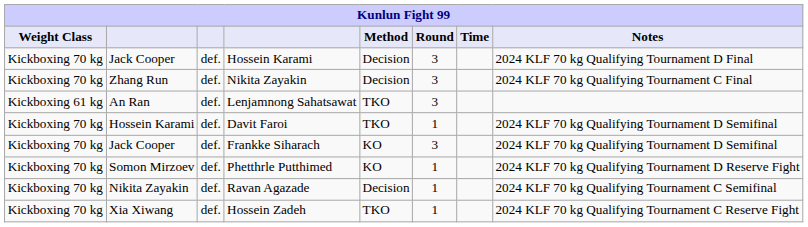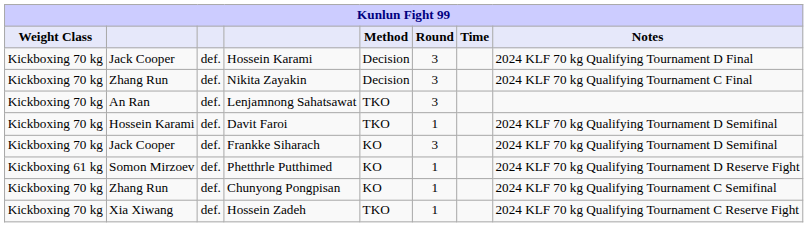(55, 102) Kickboxing 61 kg -> (55, 102) Kickboxing 70 kg
(55, 167) Kickboxing 70 kg -> (55, 167) Kickboxing 61 kg
+ row: (284, 188)
- row: (268, 188)
